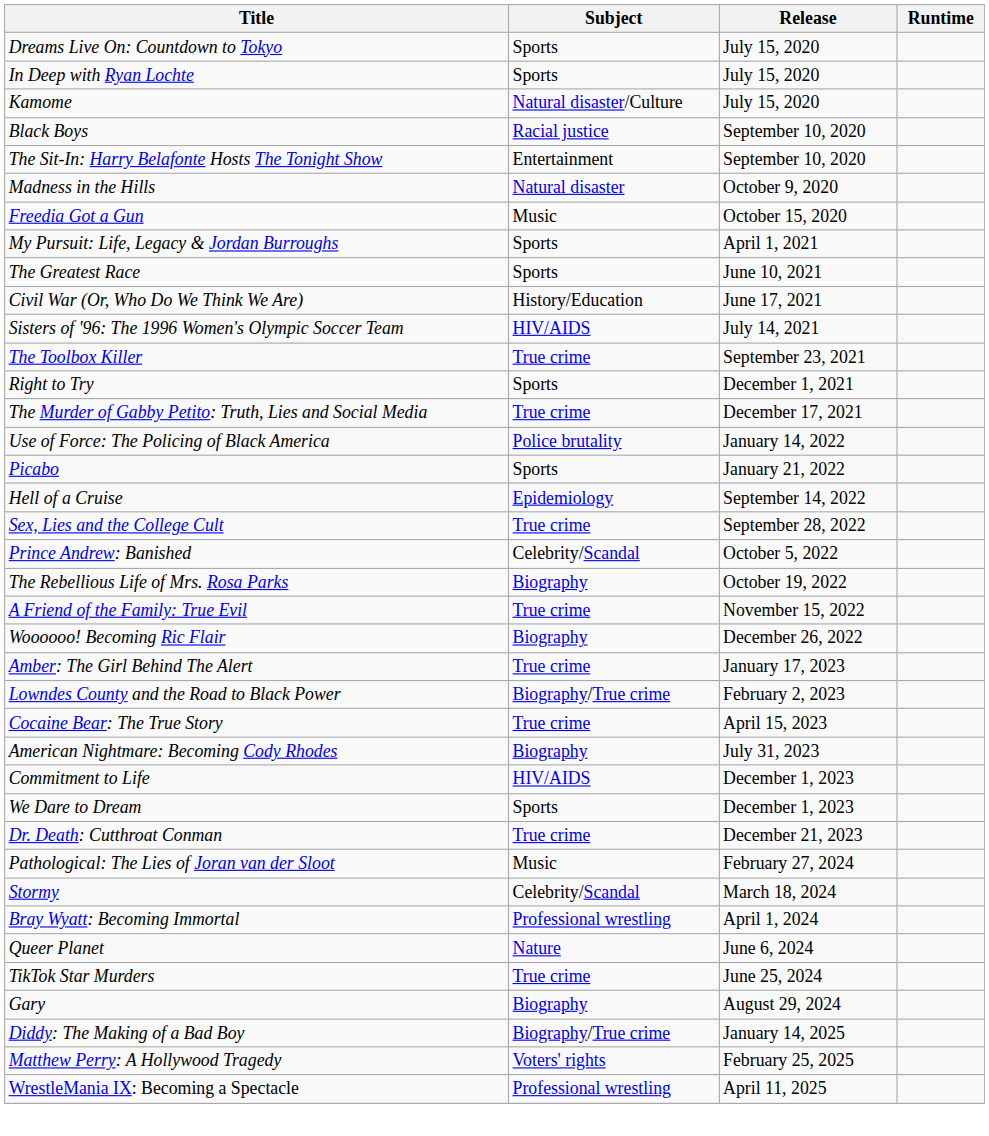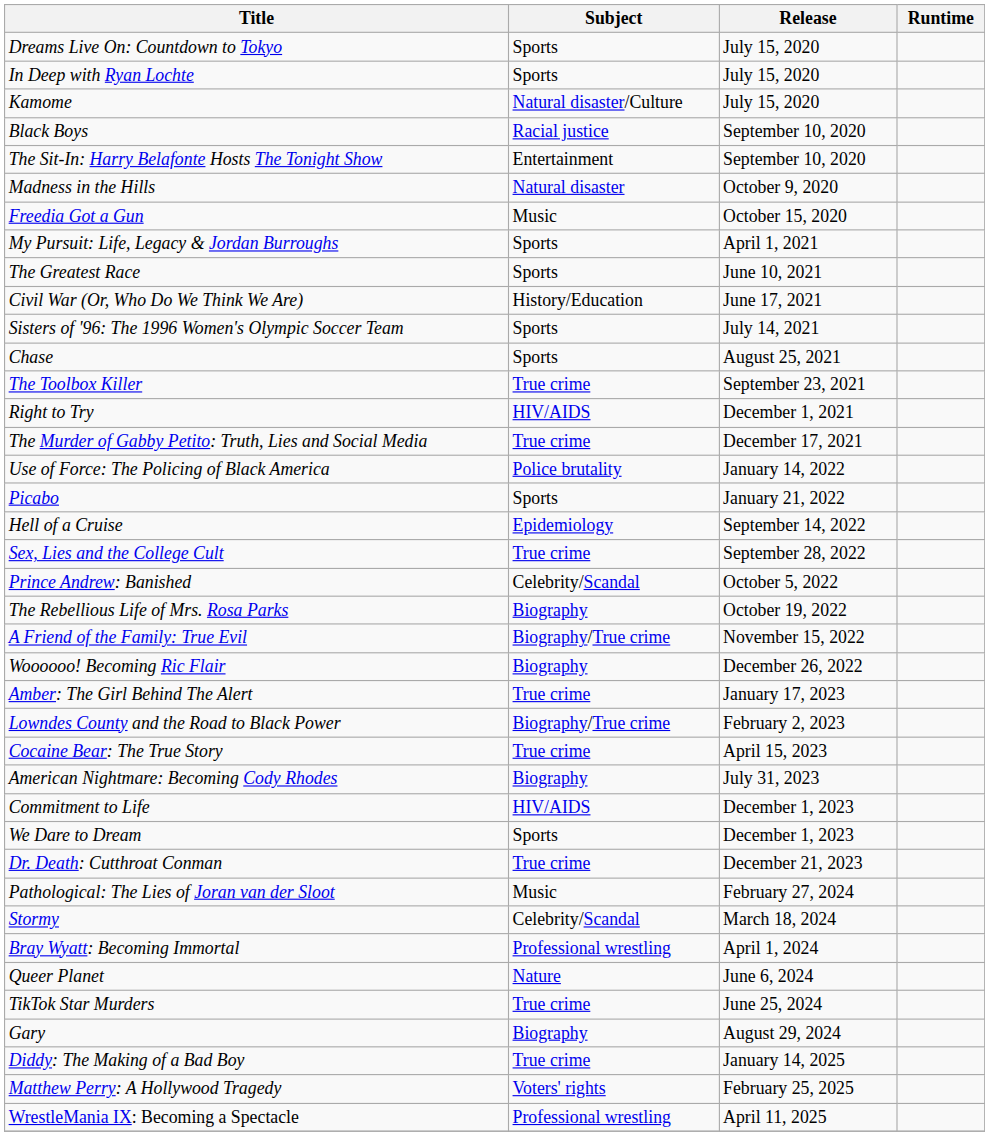(552, 328) HIV/AIDS -> (535, 328) Sports
+ row: (31, 356)
(535, 384) Sports -> (552, 412) HIV/AIDS
(551, 610) True crime -> (591, 638) Biography/True crime
(591, 1032) Biography/True crime -> (551, 1060) True crime
